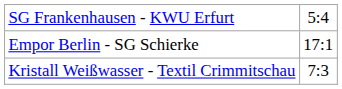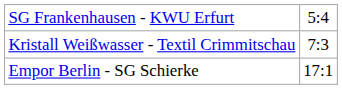rows swapped: (152, 71) <-> (104, 44)
